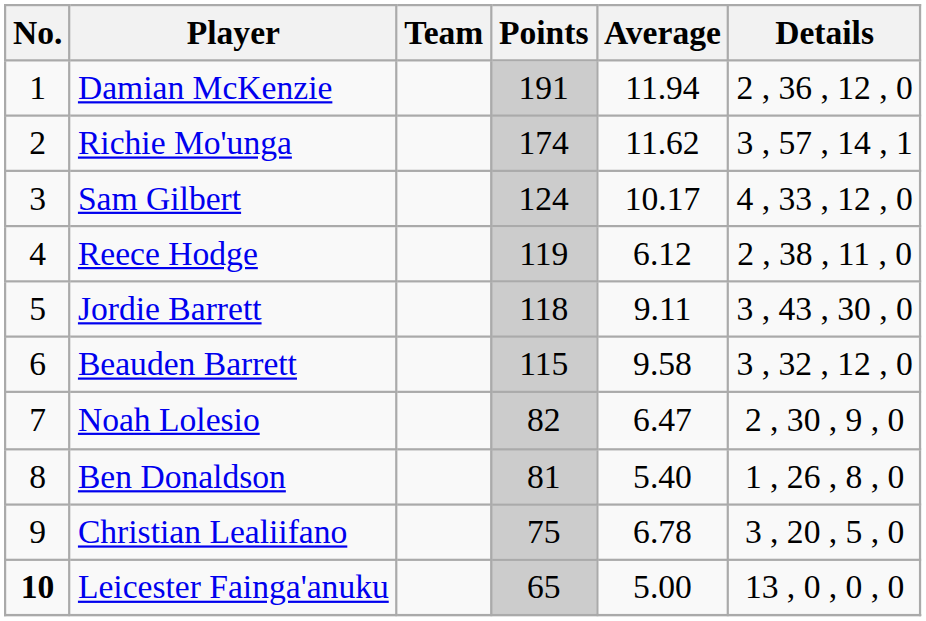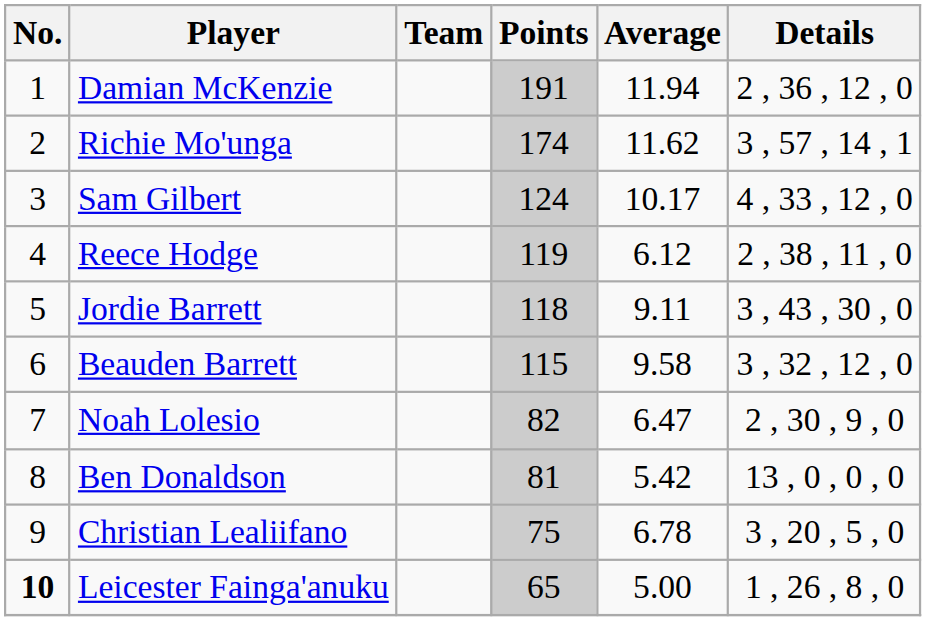(662, 475) 5.40 -> (662, 475) 5.42
(825, 475) 1 , 26 , 8 , 0 -> (825, 475) 13 , 0 , 0 , 0
(825, 586) 13 , 0 , 0 , 0 -> (825, 586) 1 , 26 , 8 , 0
